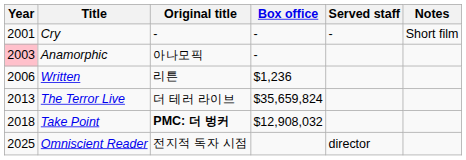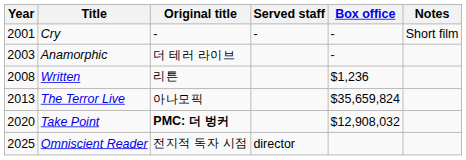columns swapped: (364, 14) <-> (288, 14)
(21, 55) pink background -> (21, 55) no background
(178, 54) 아나모픽 -> (194, 54) 더 테러 라이브
(21, 77) 2006 -> (21, 77) 2008
(194, 99) 더 테러 라이브 -> (178, 99) 아나모픽
(21, 121) 2018 -> (21, 121) 2020
